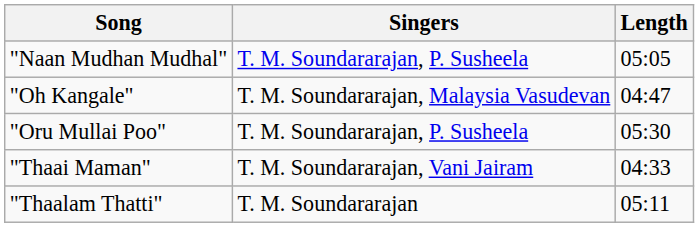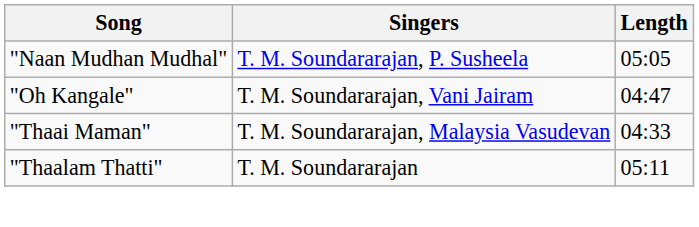(424, 95) T. M. Soundararajan, Malaysia Vasudevan -> (385, 95) T. M. Soundararajan, Vani Jairam
- row: (88, 131)
(385, 168) T. M. Soundararajan, Vani Jairam -> (424, 131) T. M. Soundararajan, Malaysia Vasudevan
